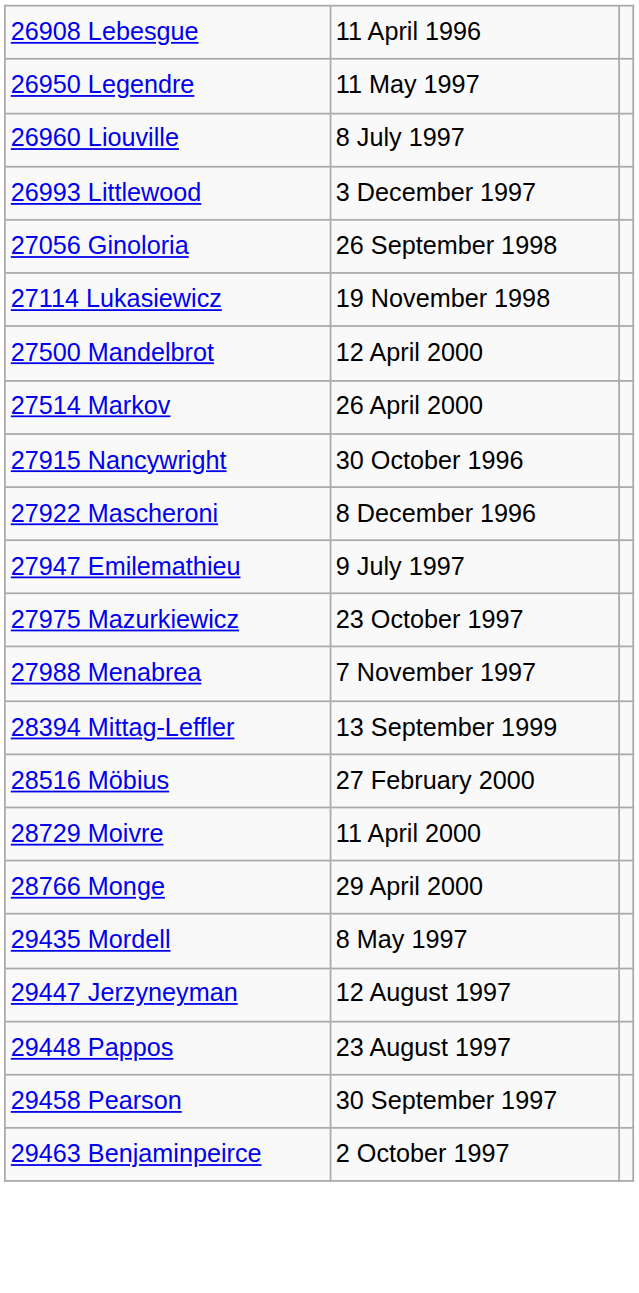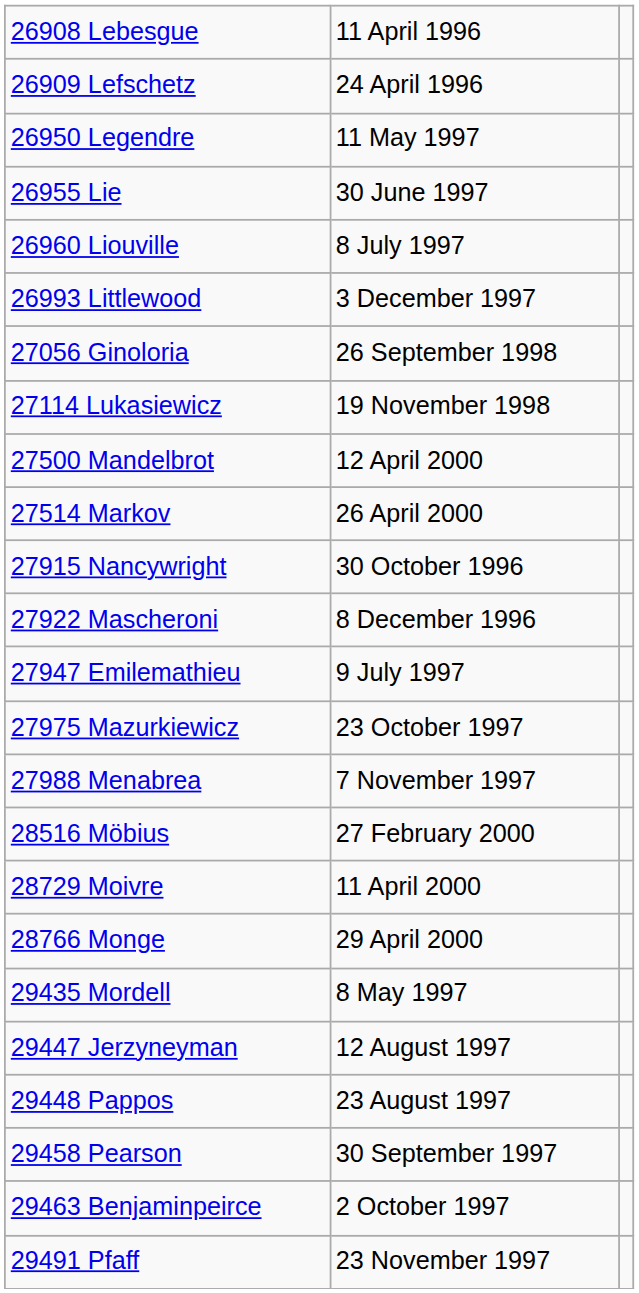+ row: (103, 85)
+ row: (66, 192)
- row: (123, 726)
+ row: (75, 1260)
